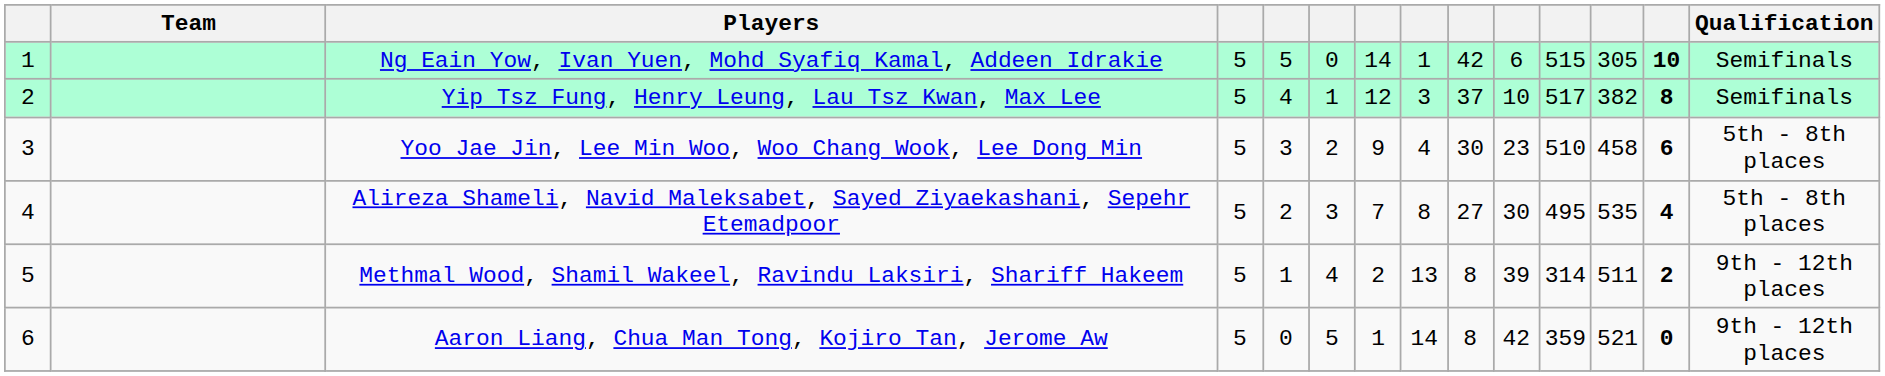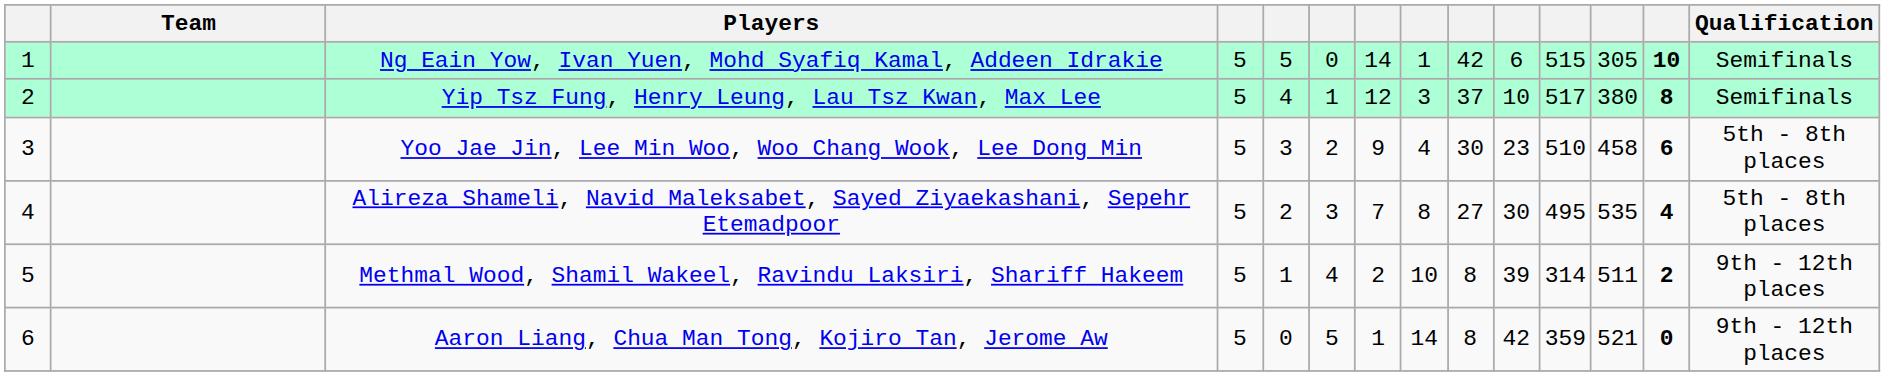(1618, 98) 382 -> (1618, 98) 380
(1424, 276) 13 -> (1424, 276) 10
